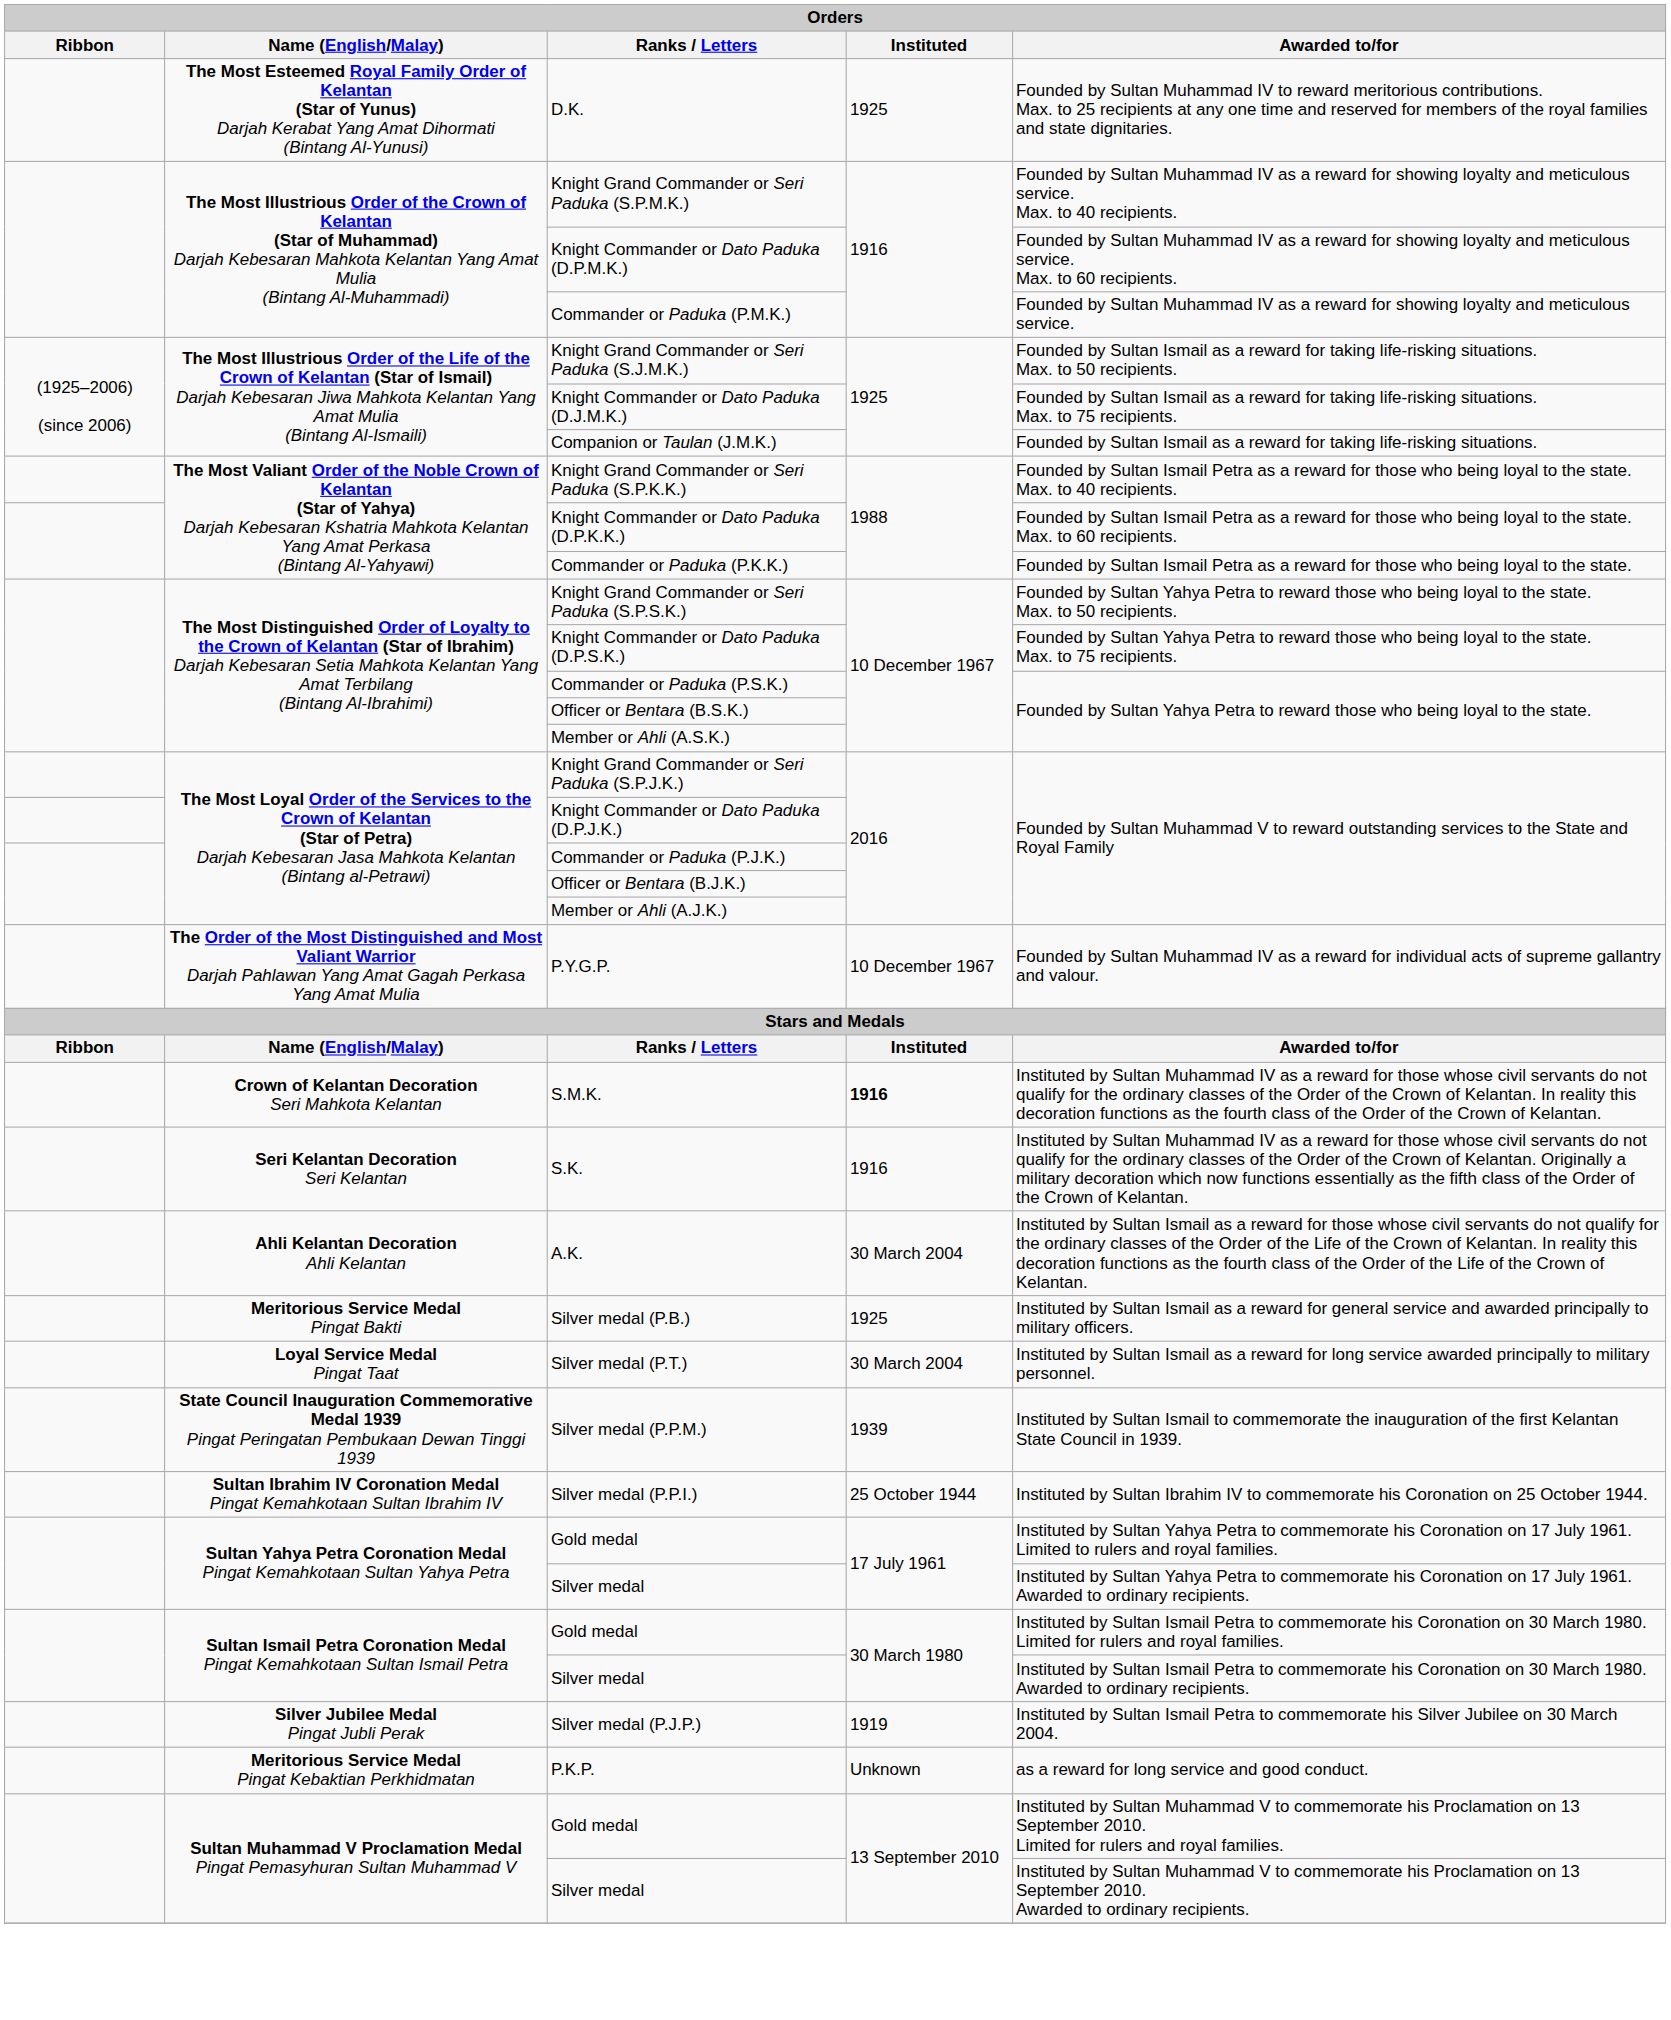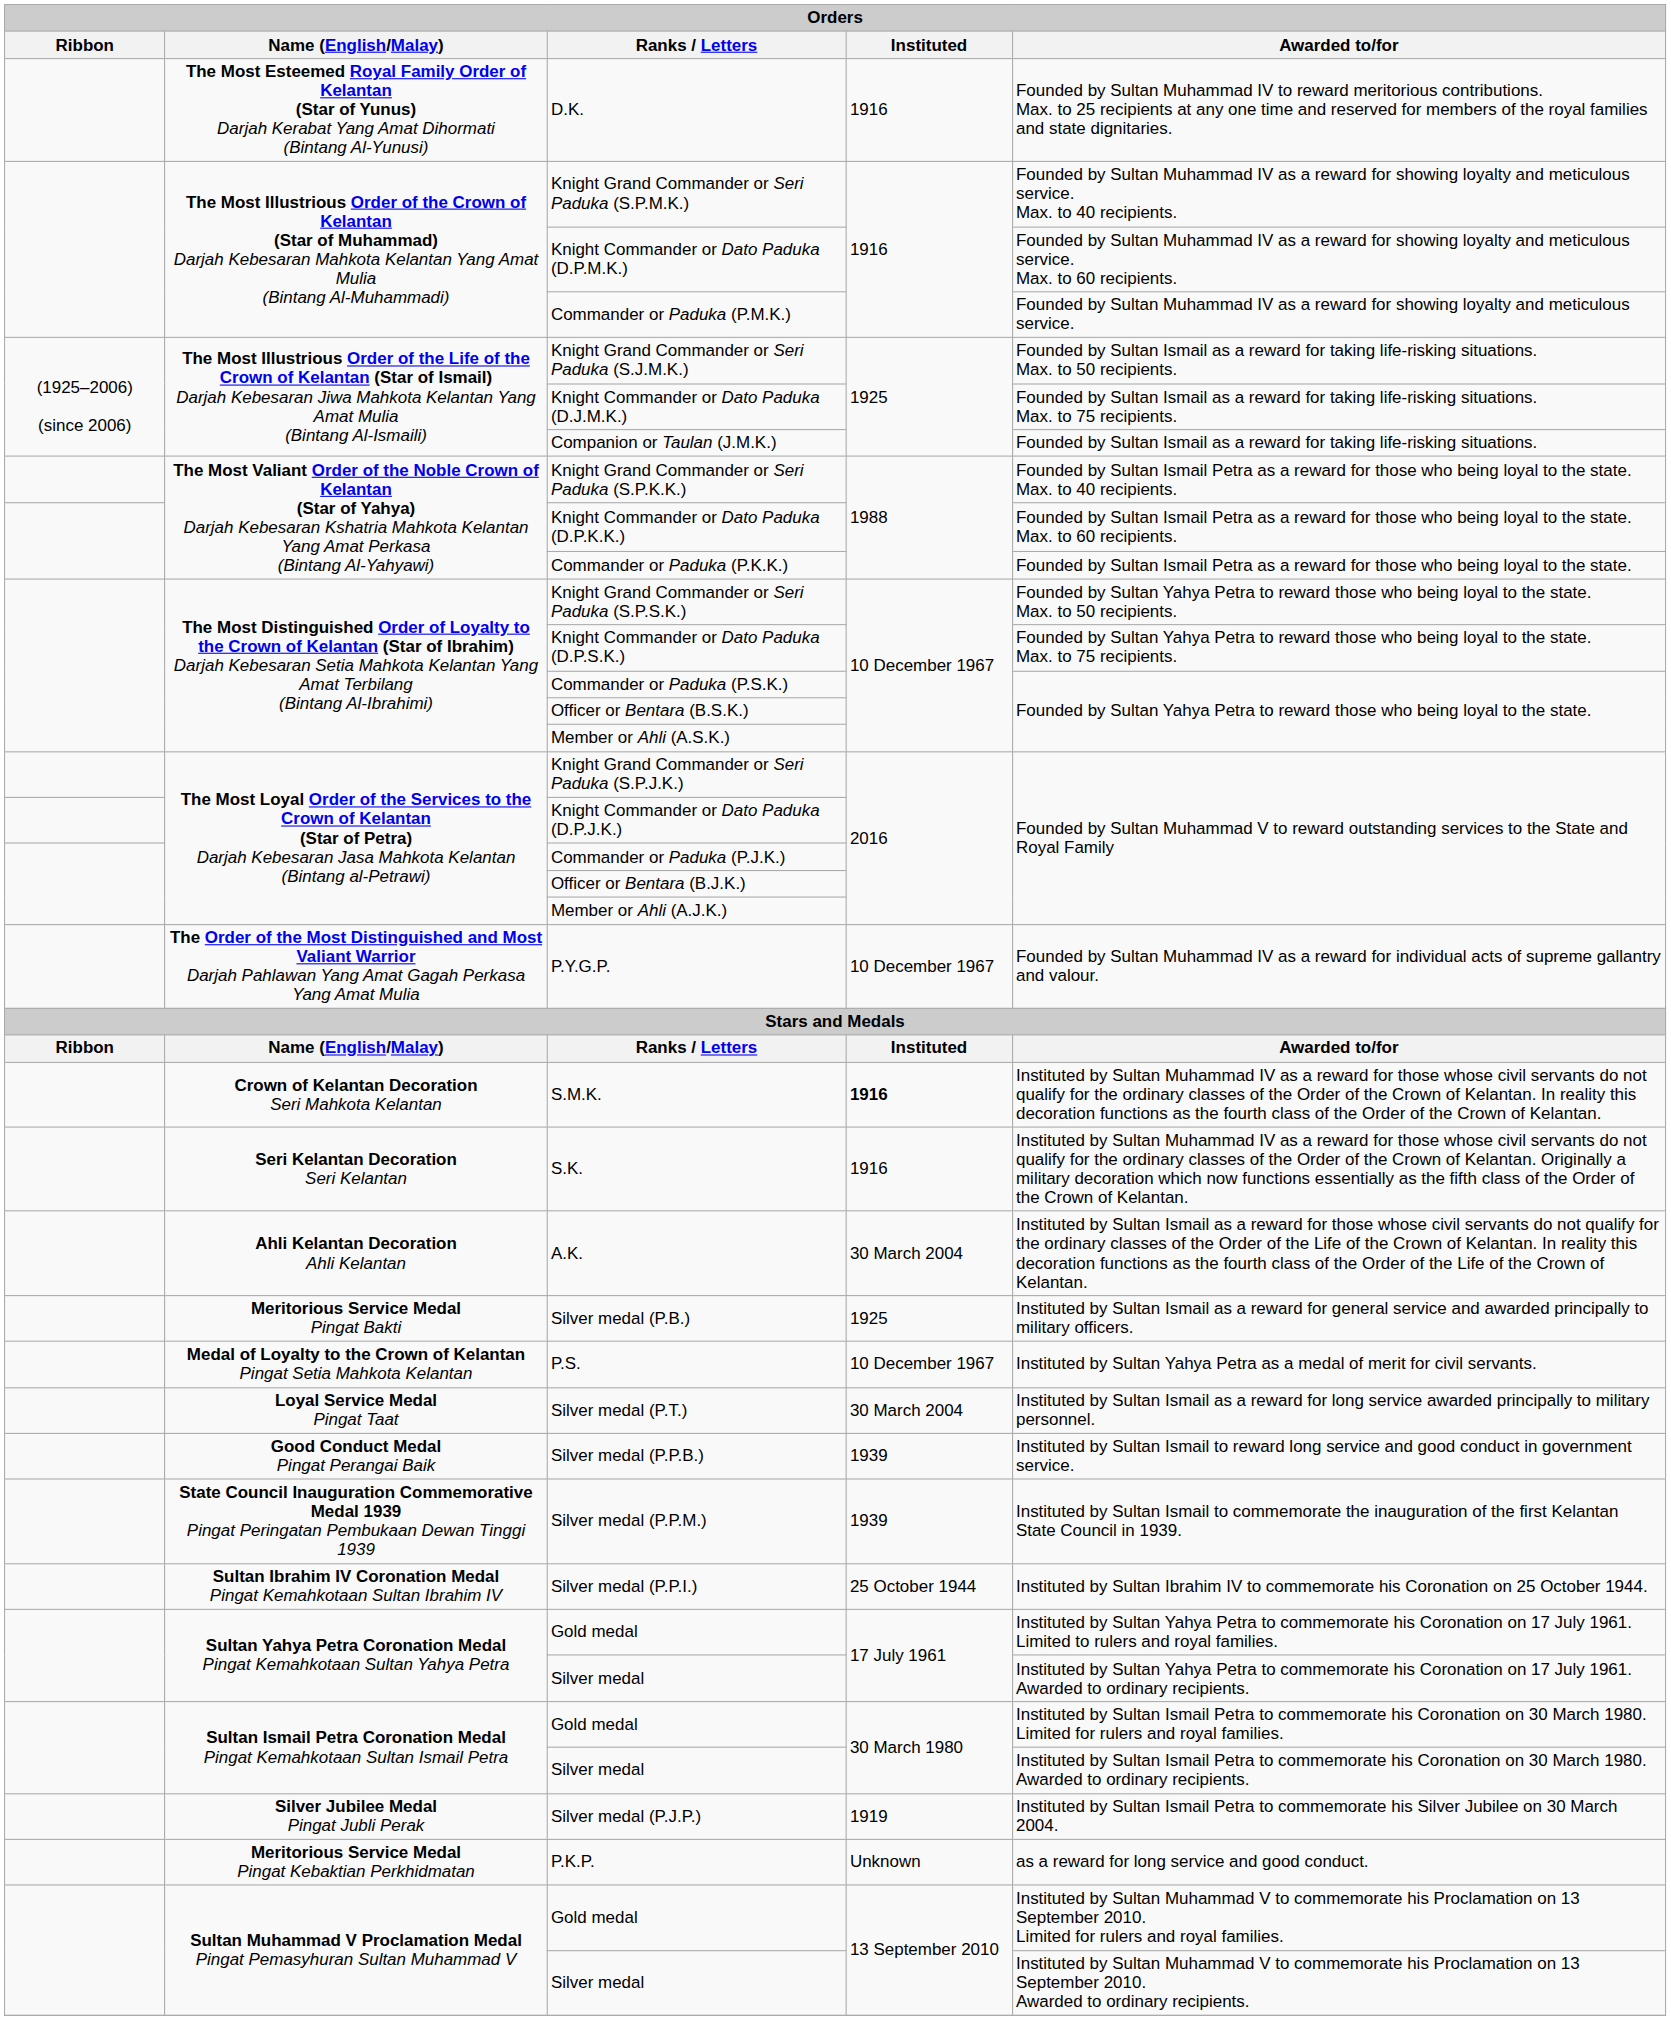(869, 109) 1925 -> (869, 109) 1916
+ row: (356, 1364)
+ row: (356, 1456)
